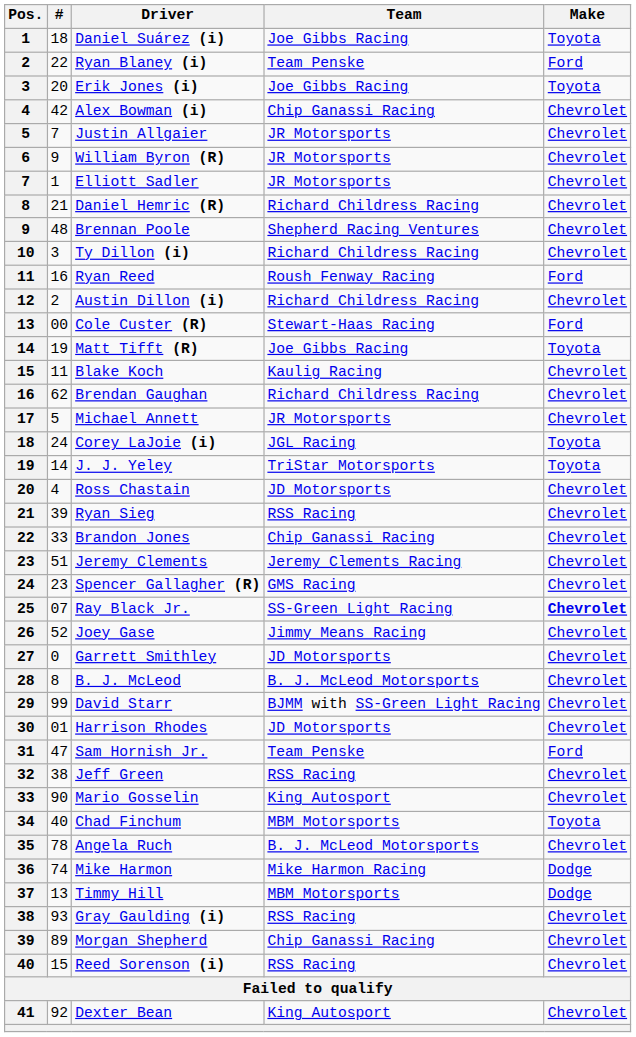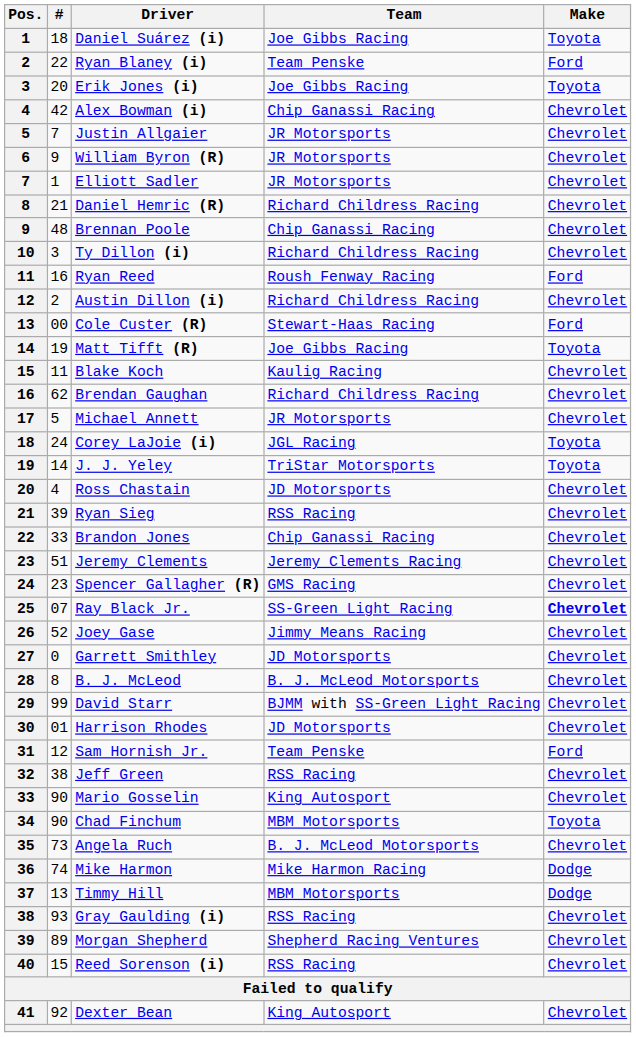(373, 230) Shepherd Racing Ventures -> (351, 230) Chip Ganassi Racing
(59, 752) 47 -> (59, 752) 12
(59, 823) 40 -> (59, 823) 90
(59, 847) 78 -> (59, 847) 73
(351, 942) Chip Ganassi Racing -> (373, 942) Shepherd Racing Ventures
